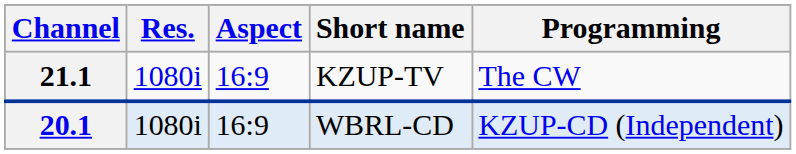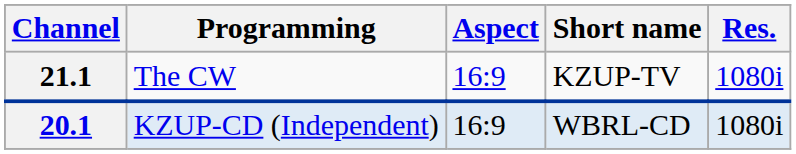columns swapped: (168, 28) <-> (631, 28)
